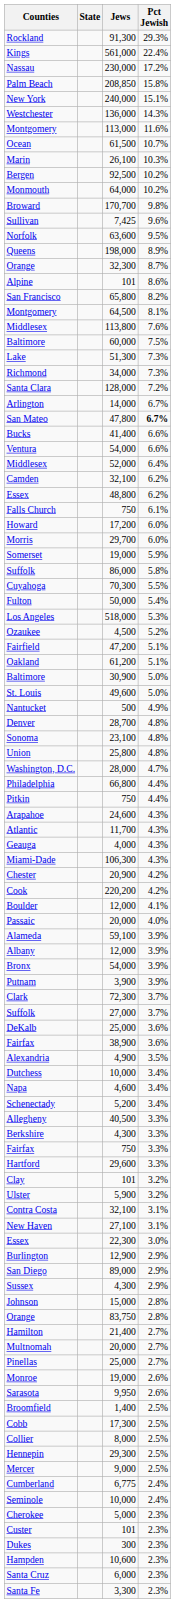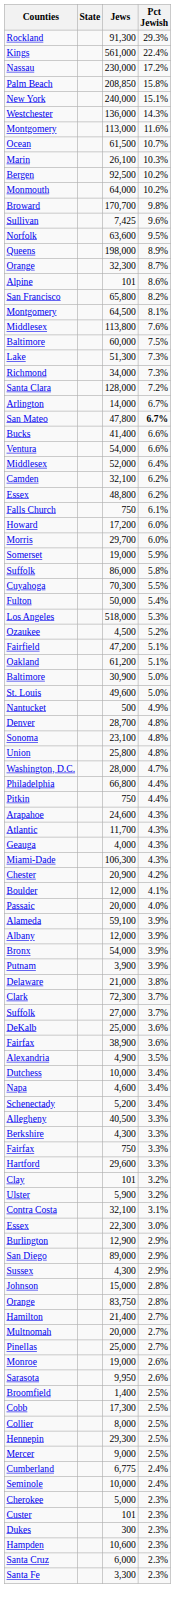- row: (17, 890)
+ row: (25, 982)
- row: (29, 1225)
